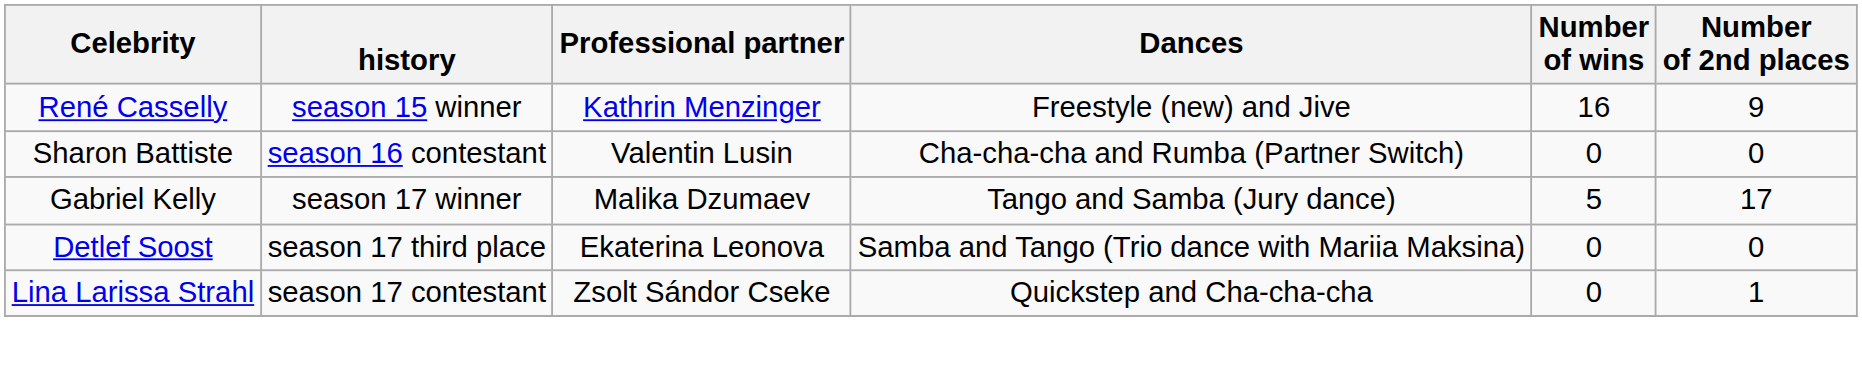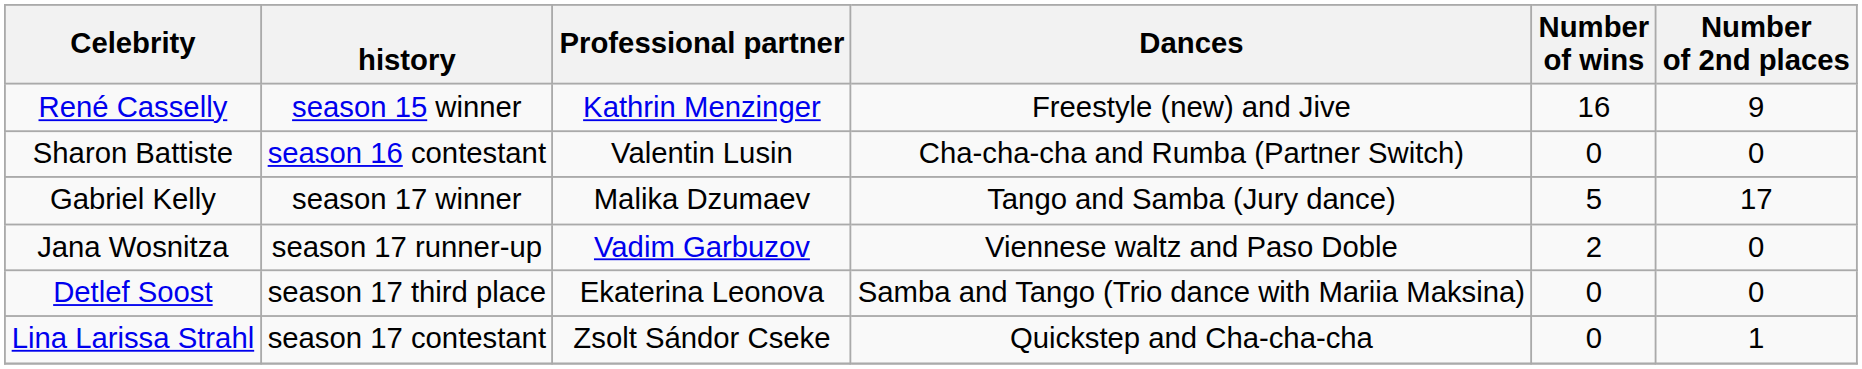+ row: (133, 246)
